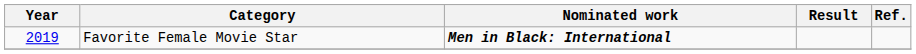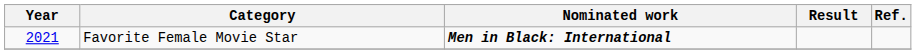(42, 38) 2019 -> (42, 38) 2021
